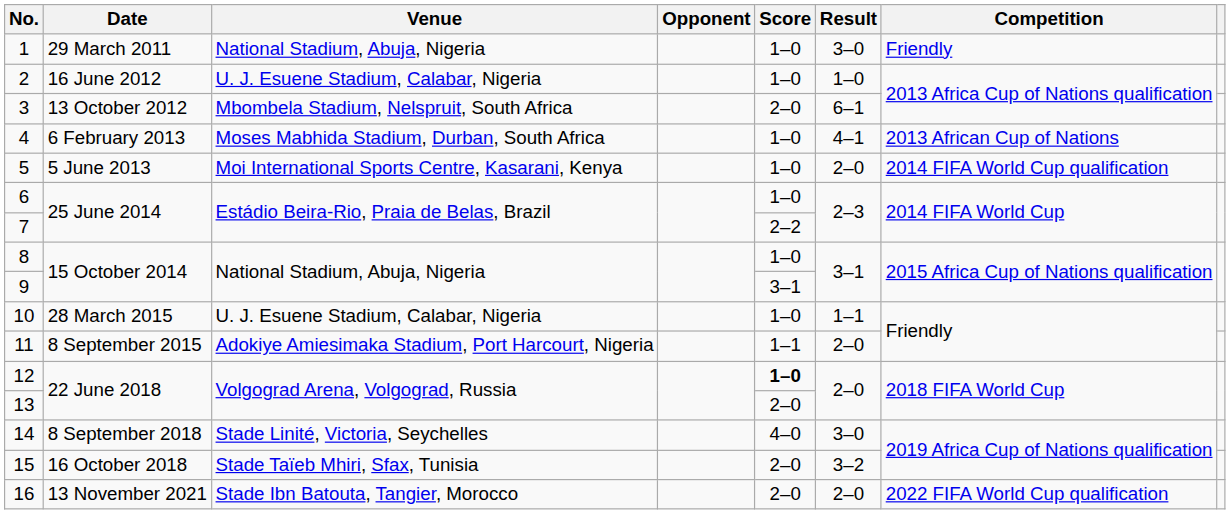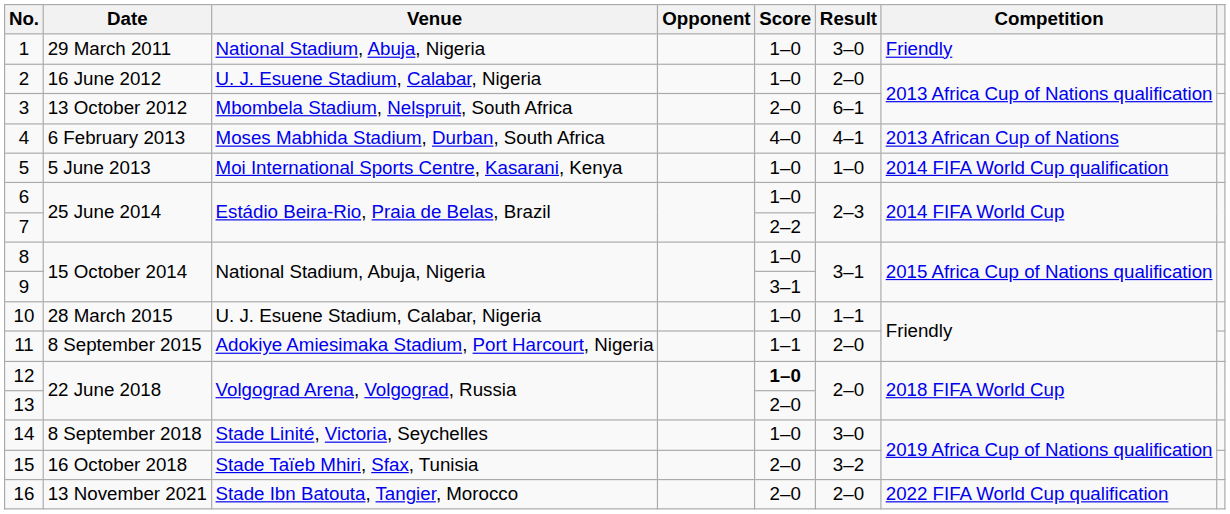(848, 78) 1–0 -> (848, 78) 2–0
(785, 138) 1–0 -> (785, 138) 4–0
(848, 167) 2–0 -> (848, 167) 1–0
(785, 434) 4–0 -> (785, 434) 1–0
